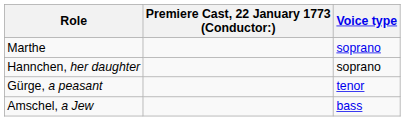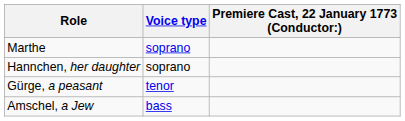columns swapped: (367, 21) <-> (238, 21)
